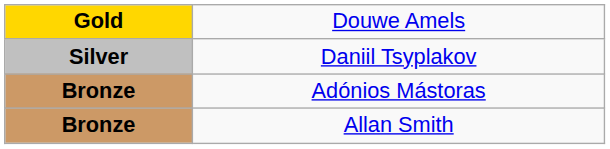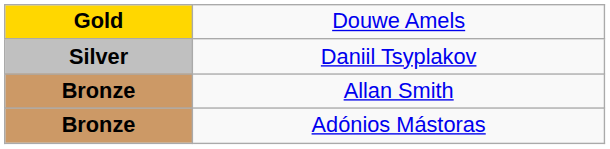rows swapped: (399, 90) <-> (399, 125)
